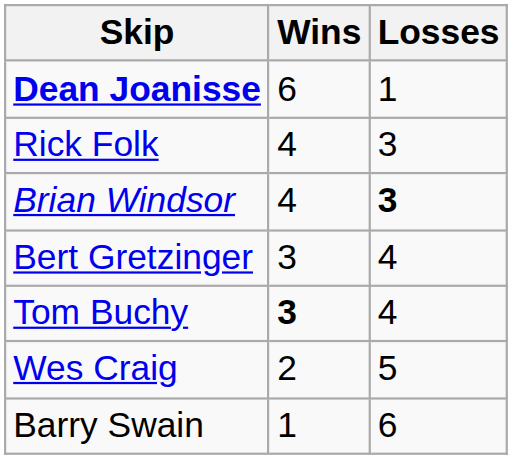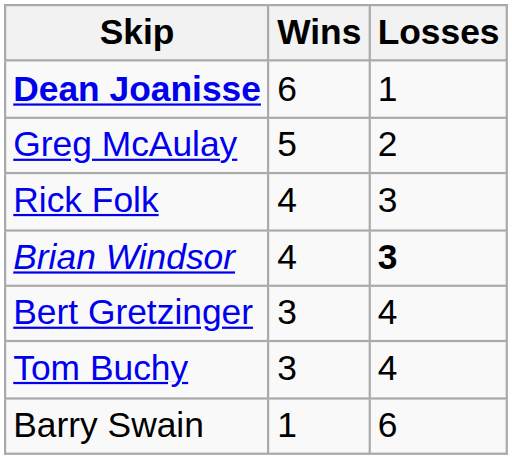+ row: (125, 144)
(287, 312) bold -> (287, 369) normal
- row: (95, 369)
